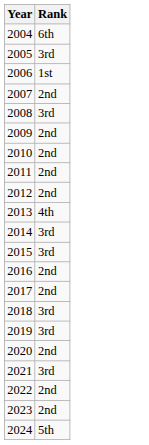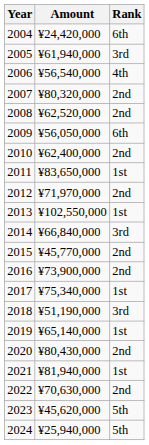+ column: (72, 14)
(45, 73) 1st -> (120, 73) 4th
(46, 113) 3rd -> (122, 113) 2nd
(47, 133) 2nd -> (120, 133) 6th
(47, 172) 2nd -> (120, 172) 1st
(46, 212) 4th -> (120, 212) 1st
(46, 251) 3rd -> (122, 251) 2nd
(47, 291) 2nd -> (120, 291) 1st
(46, 331) 3rd -> (120, 331) 1st
(46, 370) 3rd -> (120, 370) 1st
(47, 410) 2nd -> (120, 410) 5th
